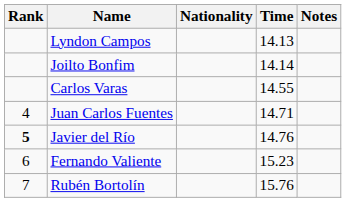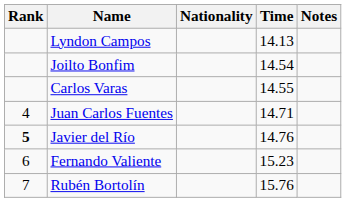(277, 64) 14.14 -> (277, 64) 14.54
